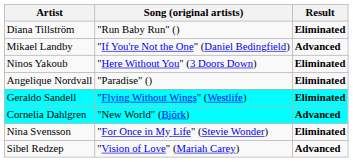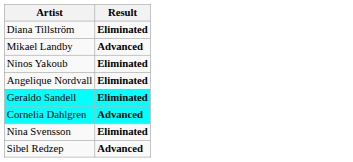- column: (193, 13)
